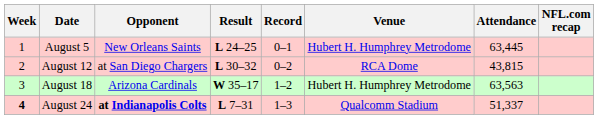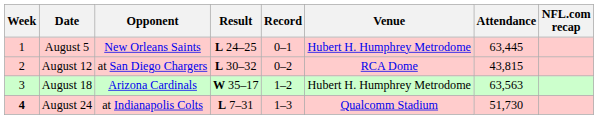(153, 104) bold -> (153, 104) normal
(506, 104) 51,337 -> (506, 104) 51,730
